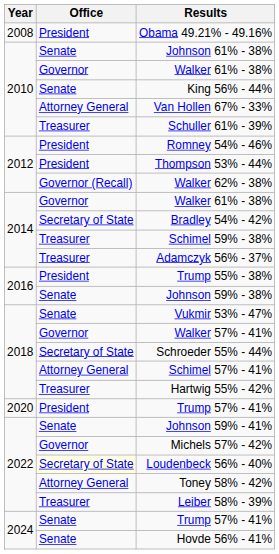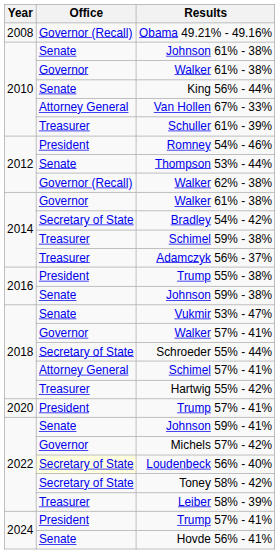(64, 32) President -> (86, 32) Governor (Recall)
(64, 164) President -> (58, 164) Senate
(84, 483) Attorney General -> (86, 483) Secretary of State
(58, 520) Senate -> (64, 520) President
